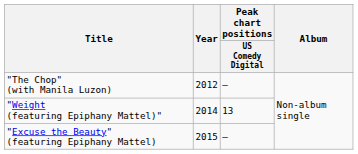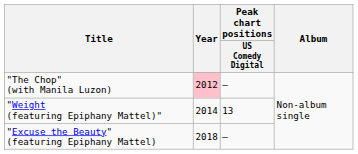(207, 85) no background -> (207, 85) pink background
(207, 136) 2015 -> (207, 136) 2018
